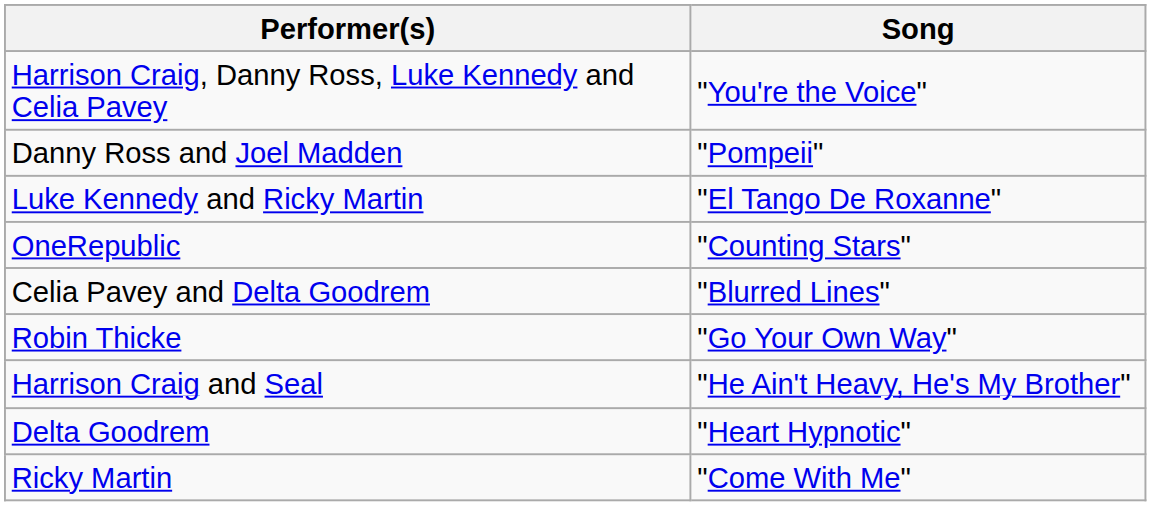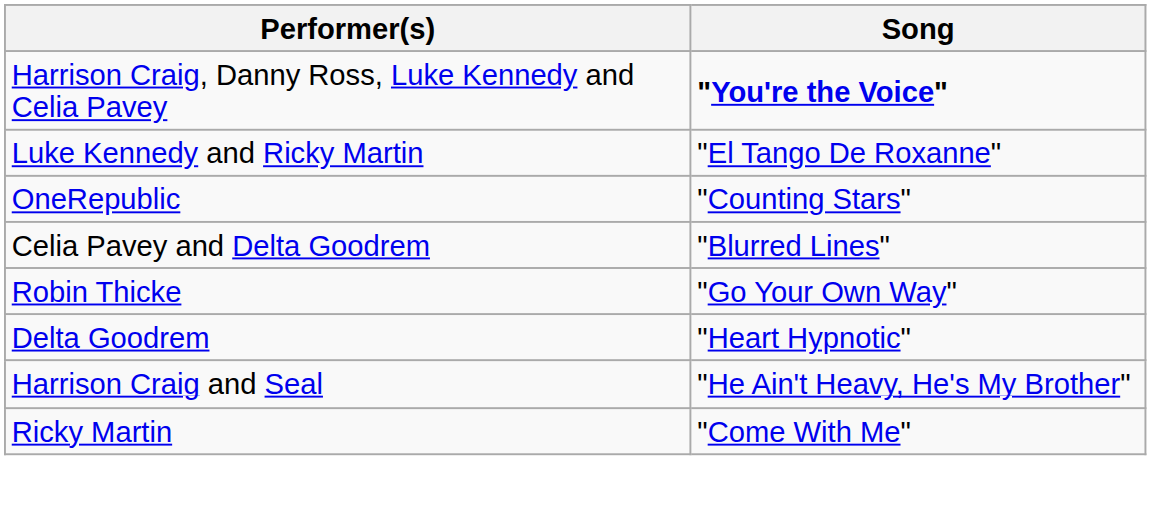(812, 91) normal -> (823, 91) bold
- row: (207, 153)
rows swapped: (167, 384) <-> (111, 430)
